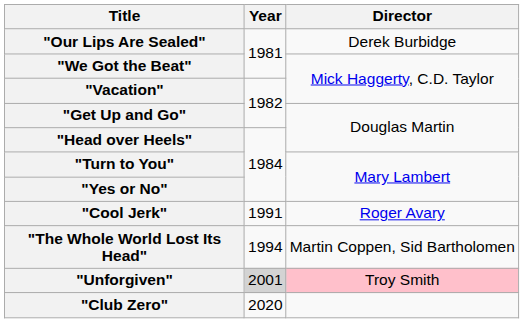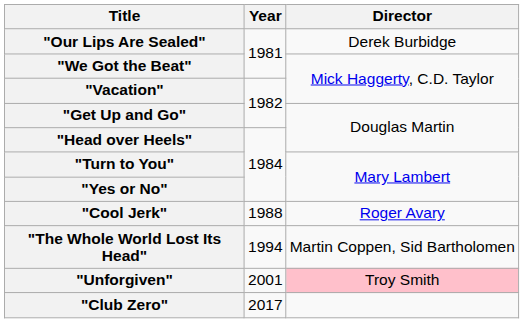(265, 213) 1991 -> (265, 213) 1988
(265, 280) lightgrey background -> (265, 280) no background
(265, 305) 2020 -> (265, 305) 2017
